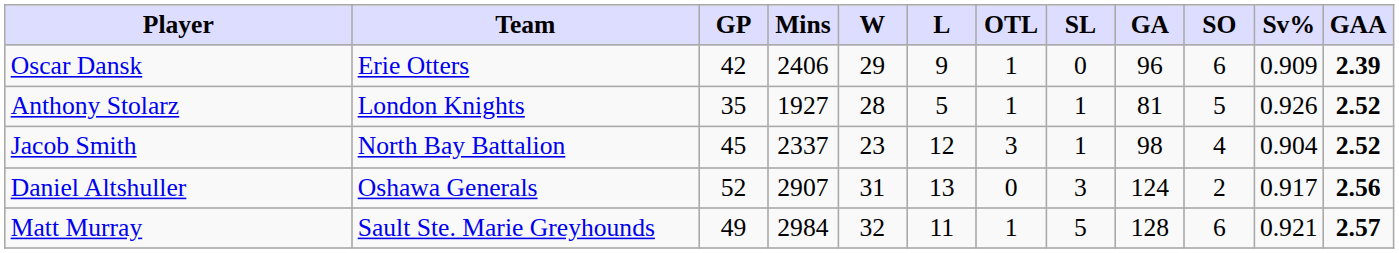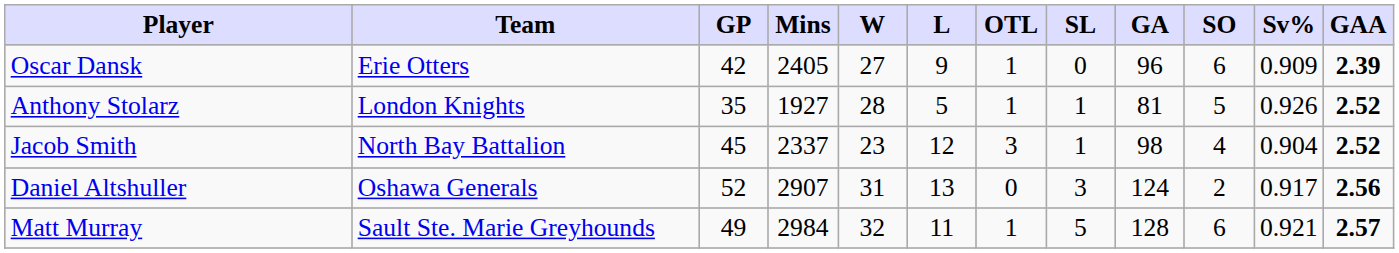(803, 65) 2406 -> (803, 65) 2405
(872, 65) 29 -> (872, 65) 27
